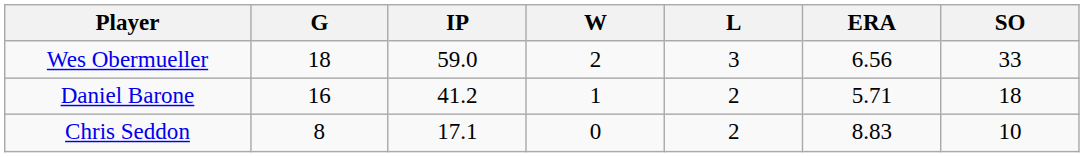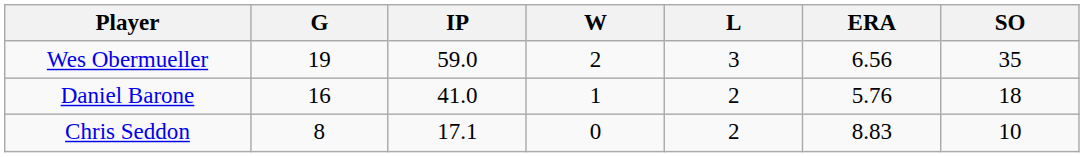(319, 59) 18 -> (319, 59) 19
(1010, 59) 33 -> (1010, 59) 35
(457, 95) 41.2 -> (457, 95) 41.0
(872, 95) 5.71 -> (872, 95) 5.76
